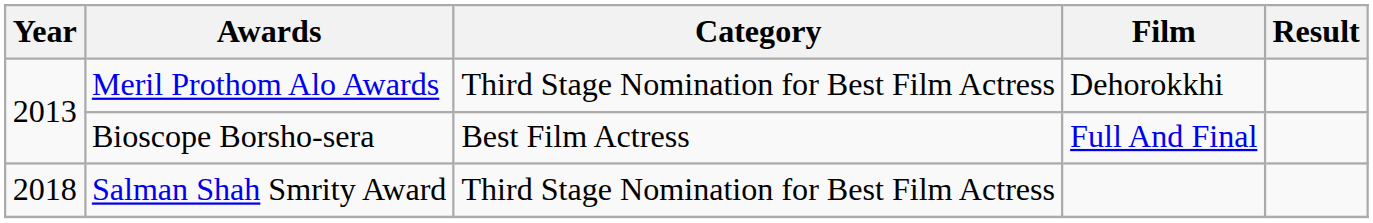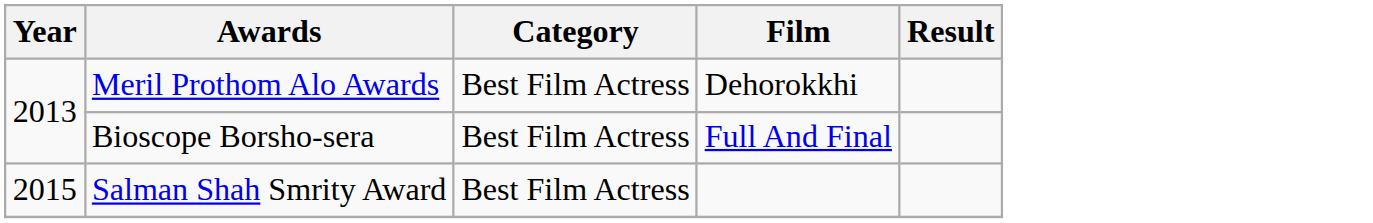(758, 84) Third Stage Nomination for Best Film Actress -> (576, 84) Best Film Actress
(45, 190) 2018 -> (45, 190) 2015
(758, 190) Third Stage Nomination for Best Film Actress -> (576, 190) Best Film Actress
